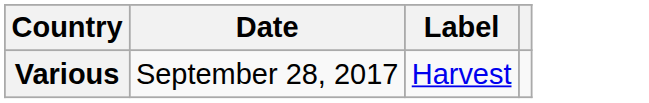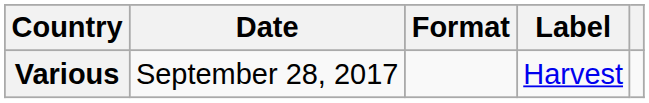+ column: (461, 27)
